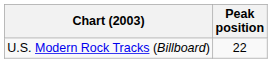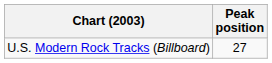(240, 48) 22 -> (240, 48) 27
